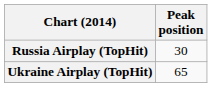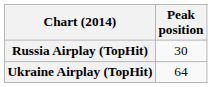(181, 72) 65 -> (181, 72) 64
